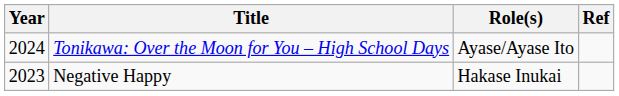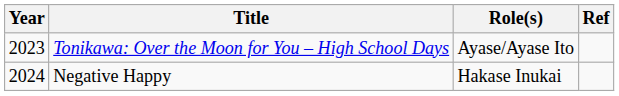(27, 47) 2024 -> (27, 47) 2023
(27, 76) 2023 -> (27, 76) 2024
